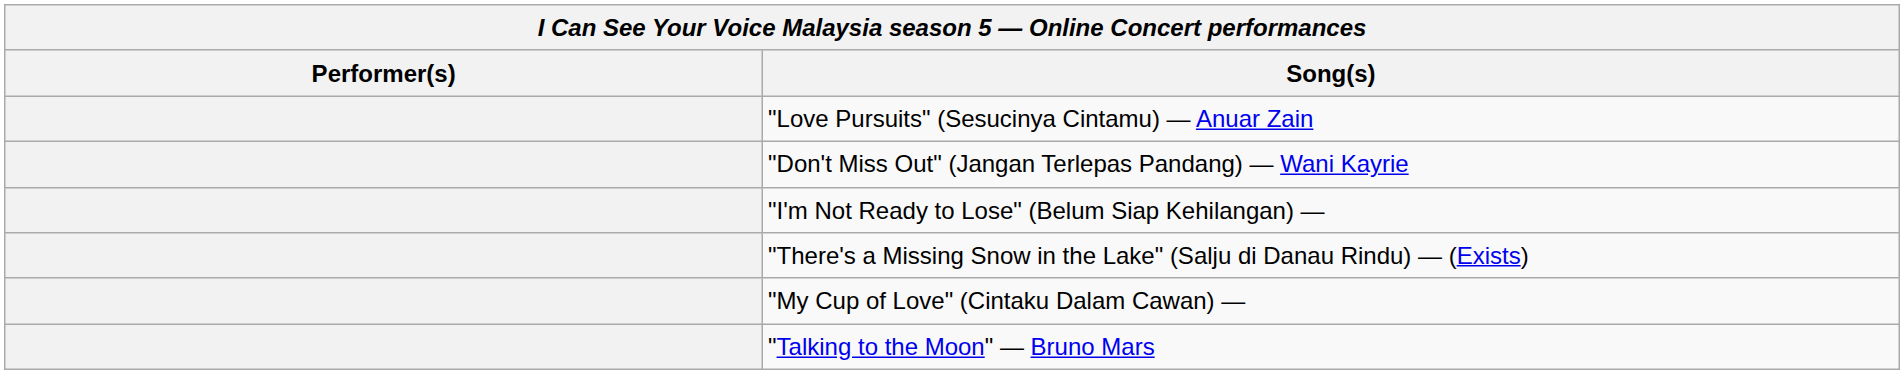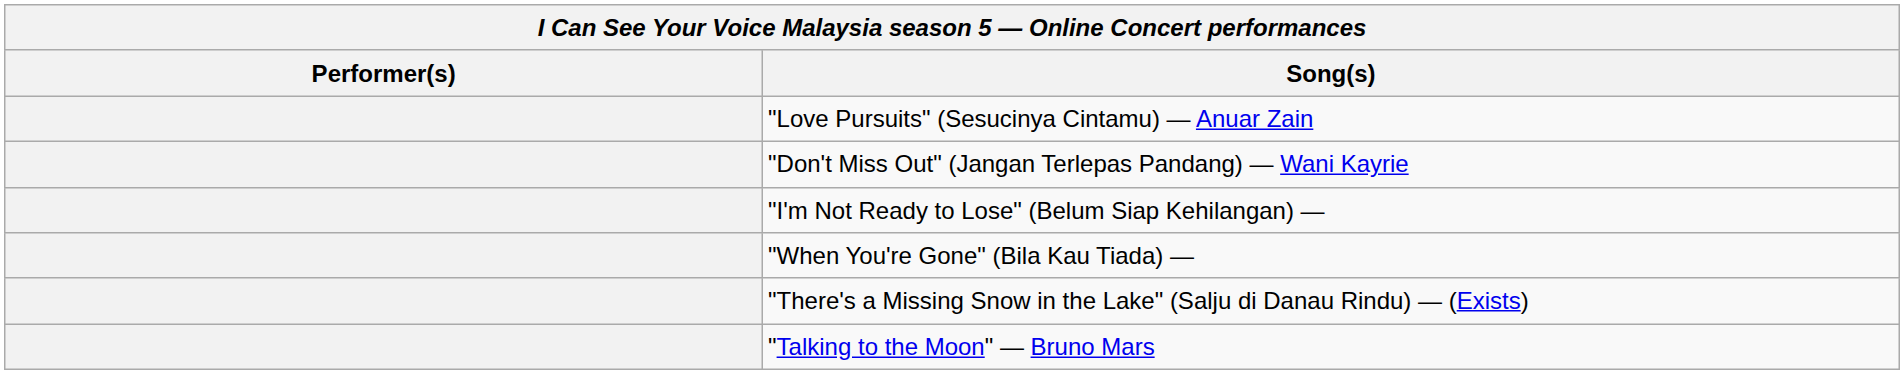+ row: (981, 255)
- row: (1007, 301)
